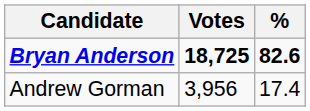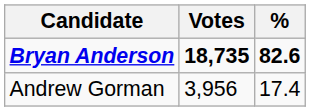(217, 55) 18,725 -> (217, 55) 18,735
